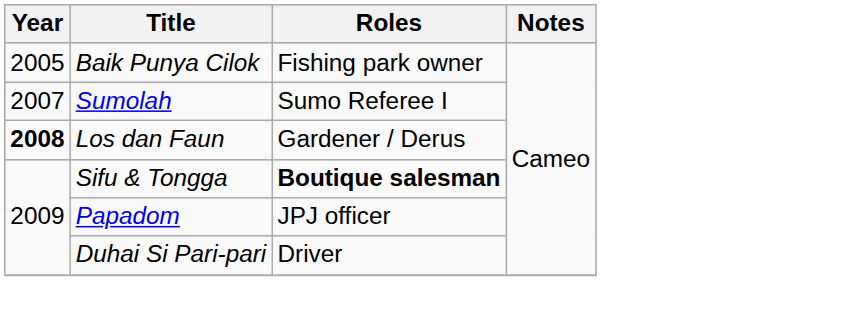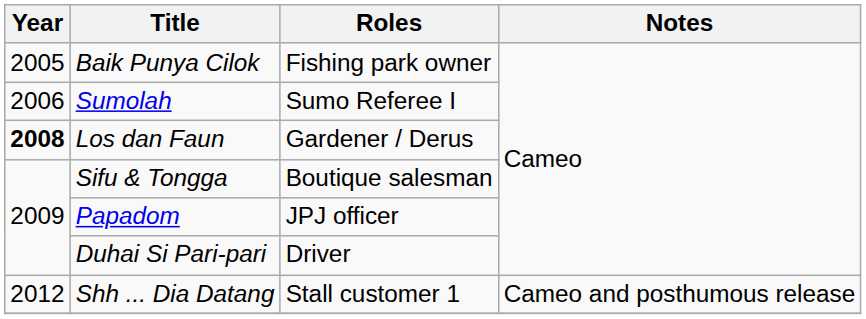(37, 100) 2007 -> (37, 100) 2006
(389, 178) bold -> (389, 178) normal
+ row: (175, 293)
